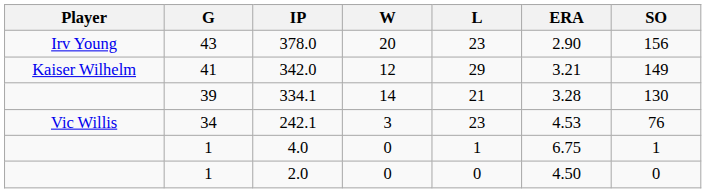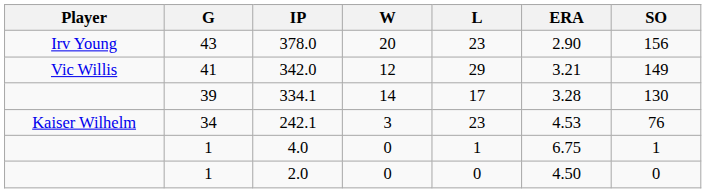(84, 69) Kaiser Wilhelm -> (84, 69) Vic Willis
(477, 95) 21 -> (477, 95) 17
(84, 122) Vic Willis -> (84, 122) Kaiser Wilhelm
